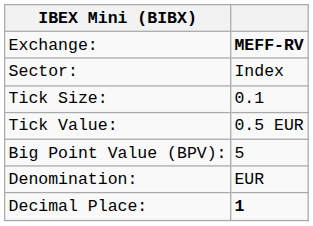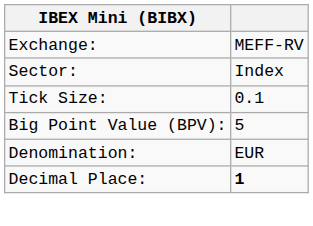(269, 45) bold -> (269, 45) normal
- row: (63, 126)
